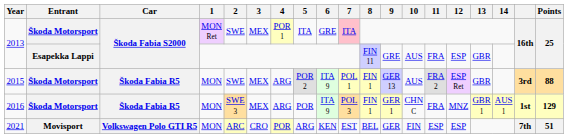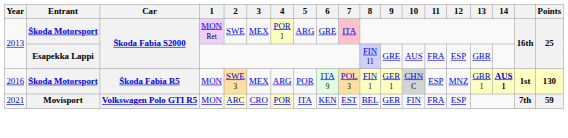(305, 31) ITA -> (305, 31) ARG
- row: (15, 81)
(414, 105) no background -> (414, 80) lightgrey background
(436, 106) FRA -> (436, 81) ESP
(504, 105) normal -> (504, 81) bold
(549, 106) 129 -> (549, 81) 130
(305, 125) ARG -> (305, 100) ITA
(436, 125) ESP -> (436, 100) FRA
(549, 125) 51 -> (549, 100) 59
